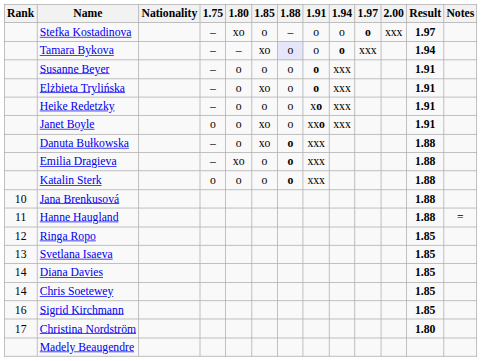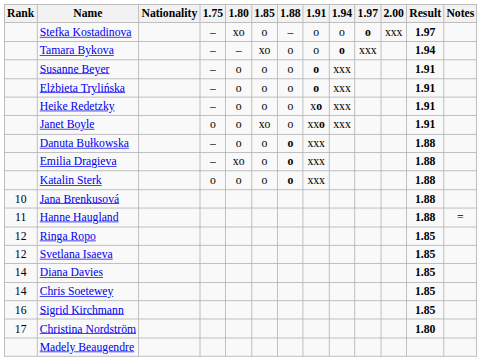(290, 50) lavender background -> (290, 50) no background
(265, 87) xo -> (265, 87) o
(265, 143) xo -> (265, 143) o
(21, 254) 13 -> (21, 254) 12
